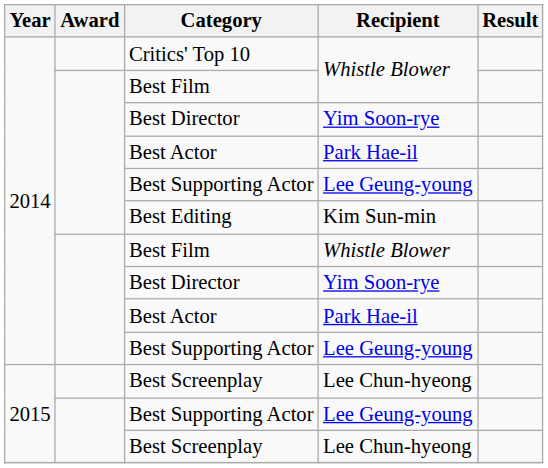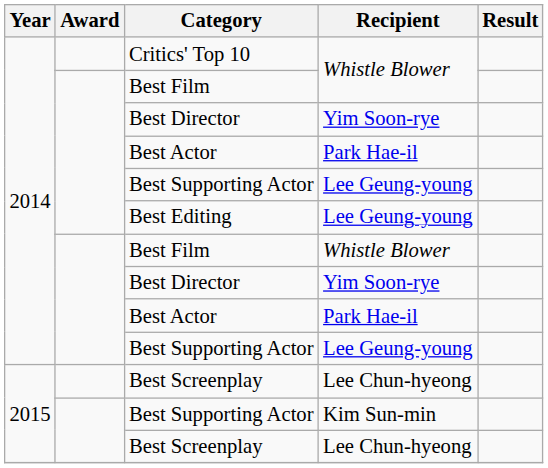(380, 217) Kim Sun-min -> (398, 217) Lee Geung-young
(398, 413) Lee Geung-young -> (380, 413) Kim Sun-min
